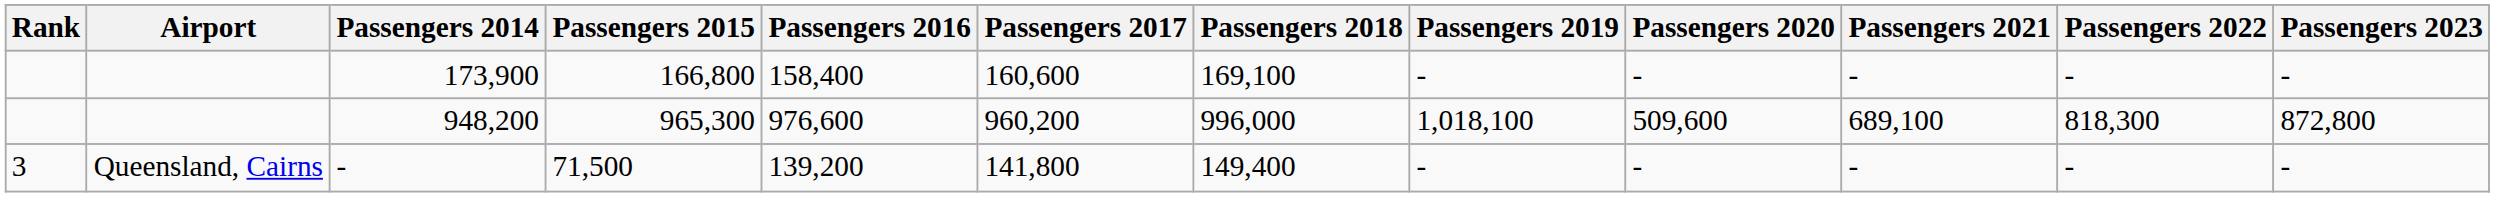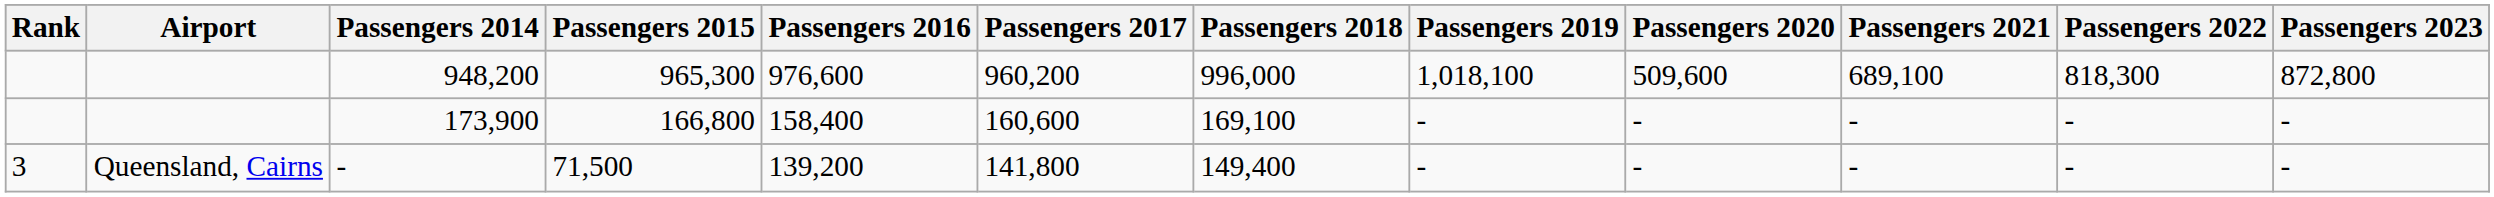rows swapped: (491, 120) <-> (491, 74)
